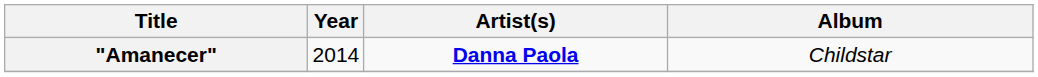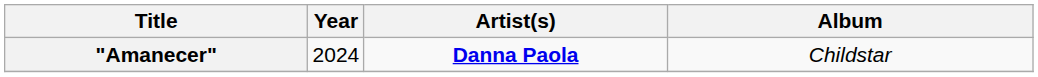(336, 54) 2014 -> (336, 54) 2024
